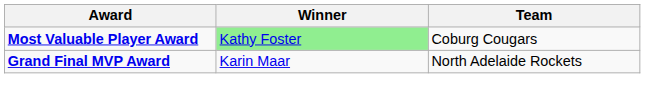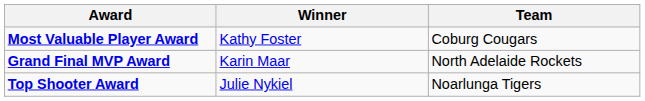(260, 38) lightgreen background -> (260, 38) no background
+ row: (73, 84)
